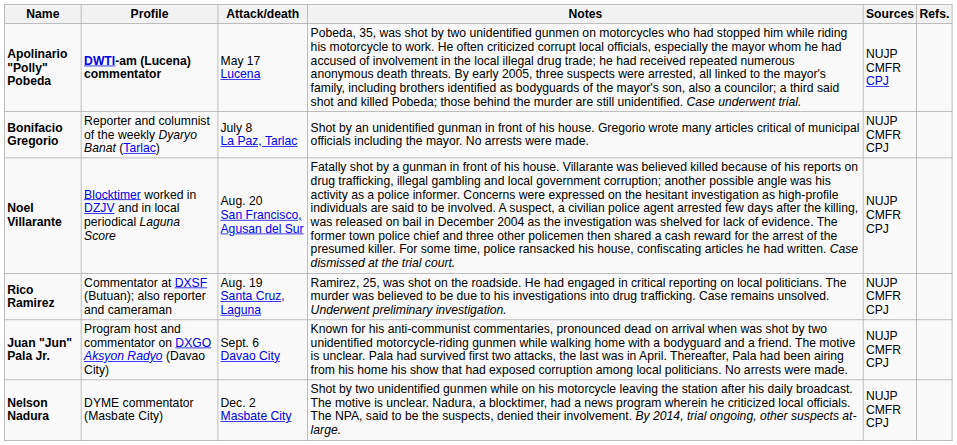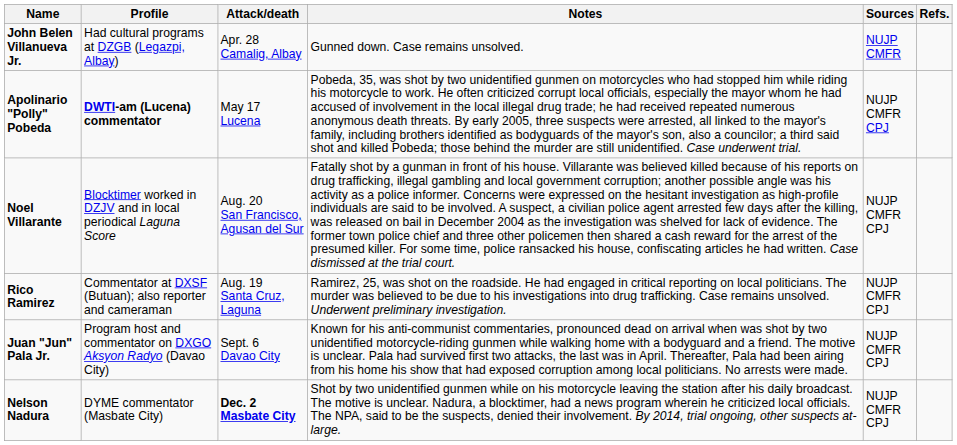+ row: (40, 47)
- row: (35, 134)
(256, 410) normal -> (258, 410) bold
